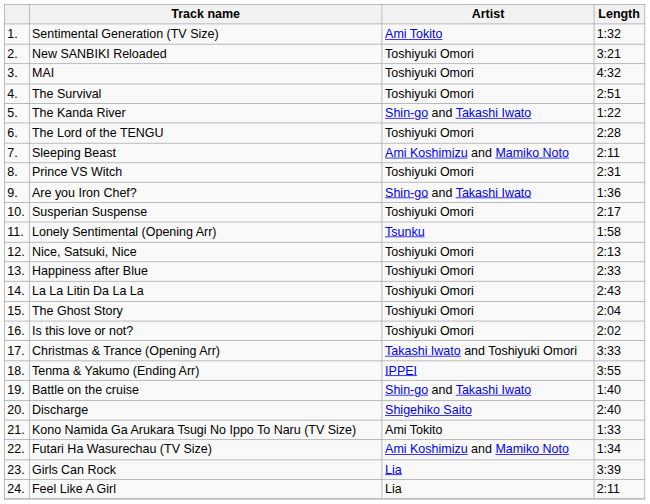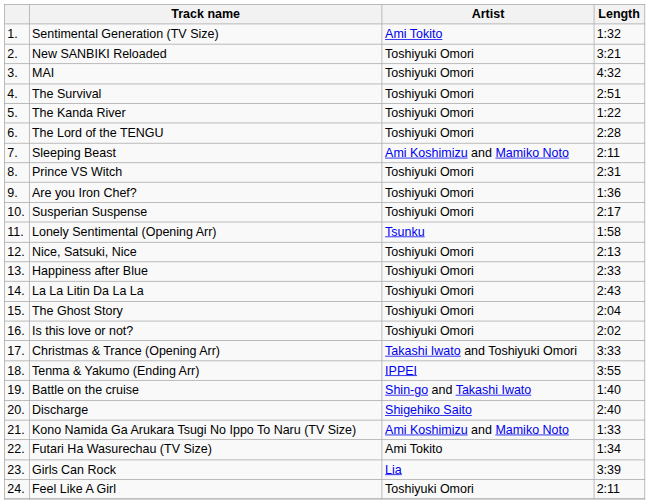(458, 113) Shin-go and Takashi Iwato -> (429, 113) Toshiyuki Omori
(458, 192) Shin-go and Takashi Iwato -> (429, 192) Toshiyuki Omori
(414, 430) Ami Tokito -> (477, 430) Ami Koshimizu and Mamiko Noto
(477, 449) Ami Koshimizu and Mamiko Noto -> (414, 449) Ami Tokito
(393, 489) Lia -> (429, 489) Toshiyuki Omori
